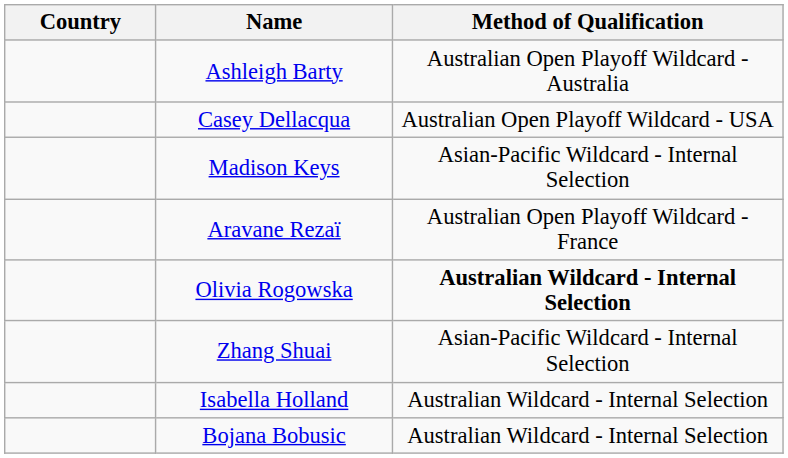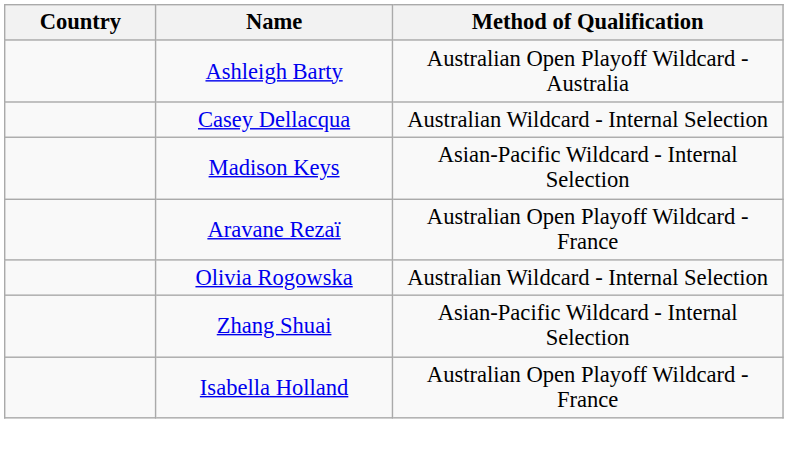(588, 119) Australian Open Playoff Wildcard - USA -> (588, 119) Australian Wildcard - Internal Selection
(588, 290) bold -> (588, 277) normal
(588, 399) Australian Wildcard - Internal Selection -> (588, 387) Australian Open Playoff Wildcard - France
- row: (274, 435)
